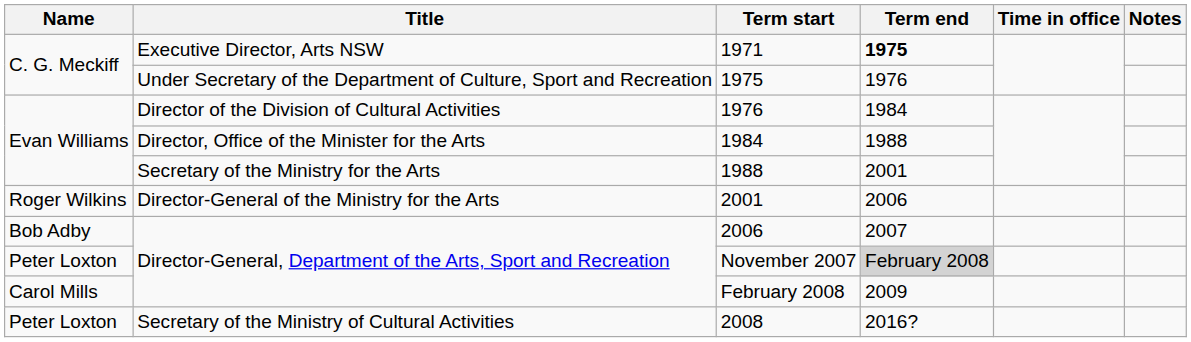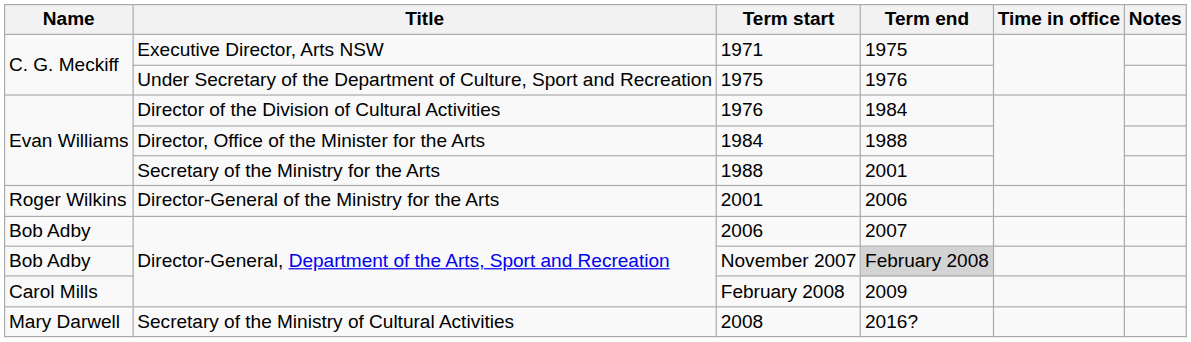(886, 49) bold -> (886, 49) normal
(63, 261) Peter Loxton -> (50, 261) Bob Adby
(63, 321) Peter Loxton -> (65, 321) Mary Darwell
